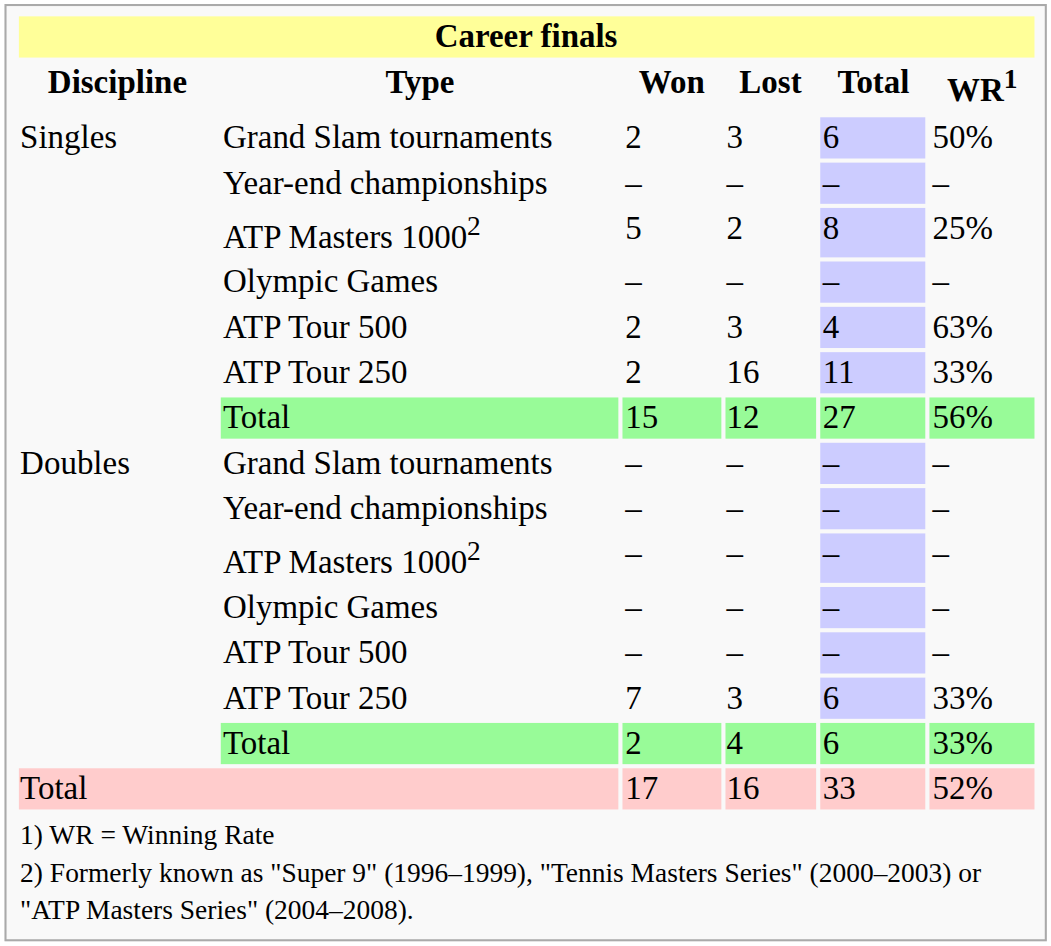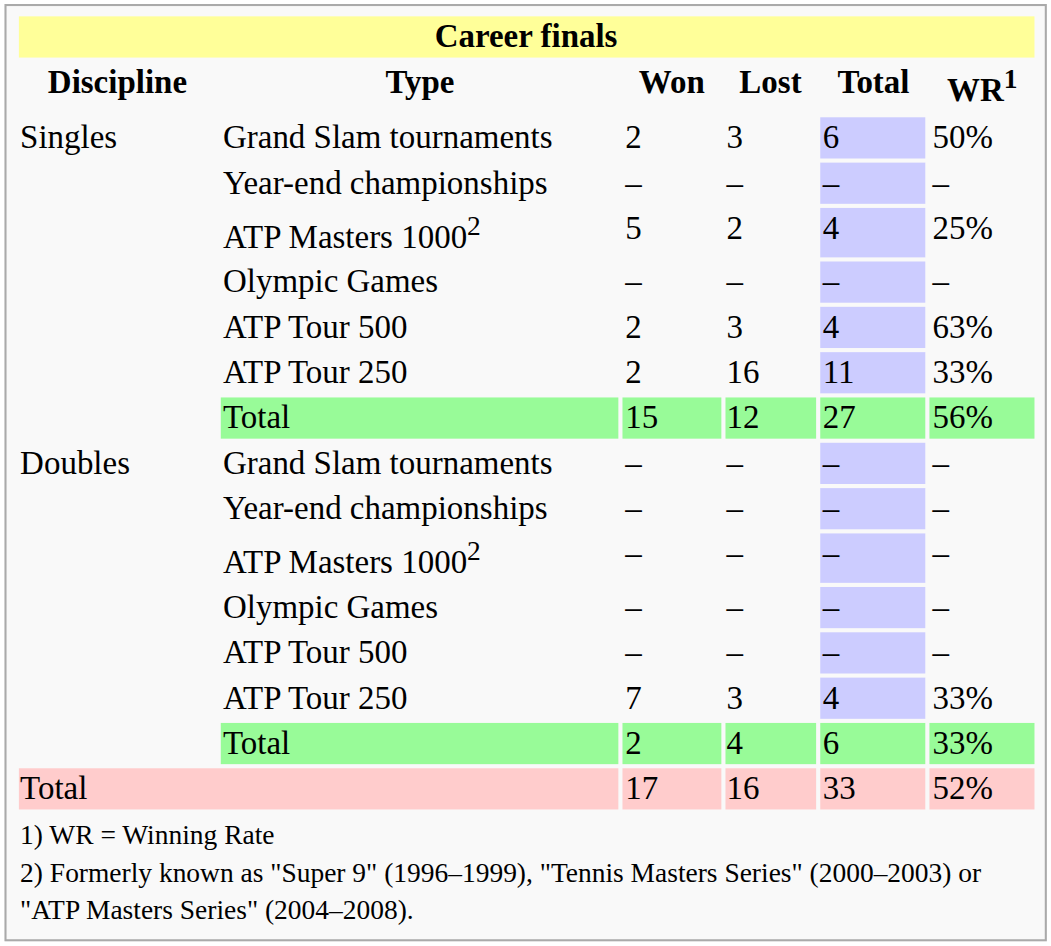(831, 227) 8 -> (831, 227) 4
(831, 698) 6 -> (831, 698) 4
